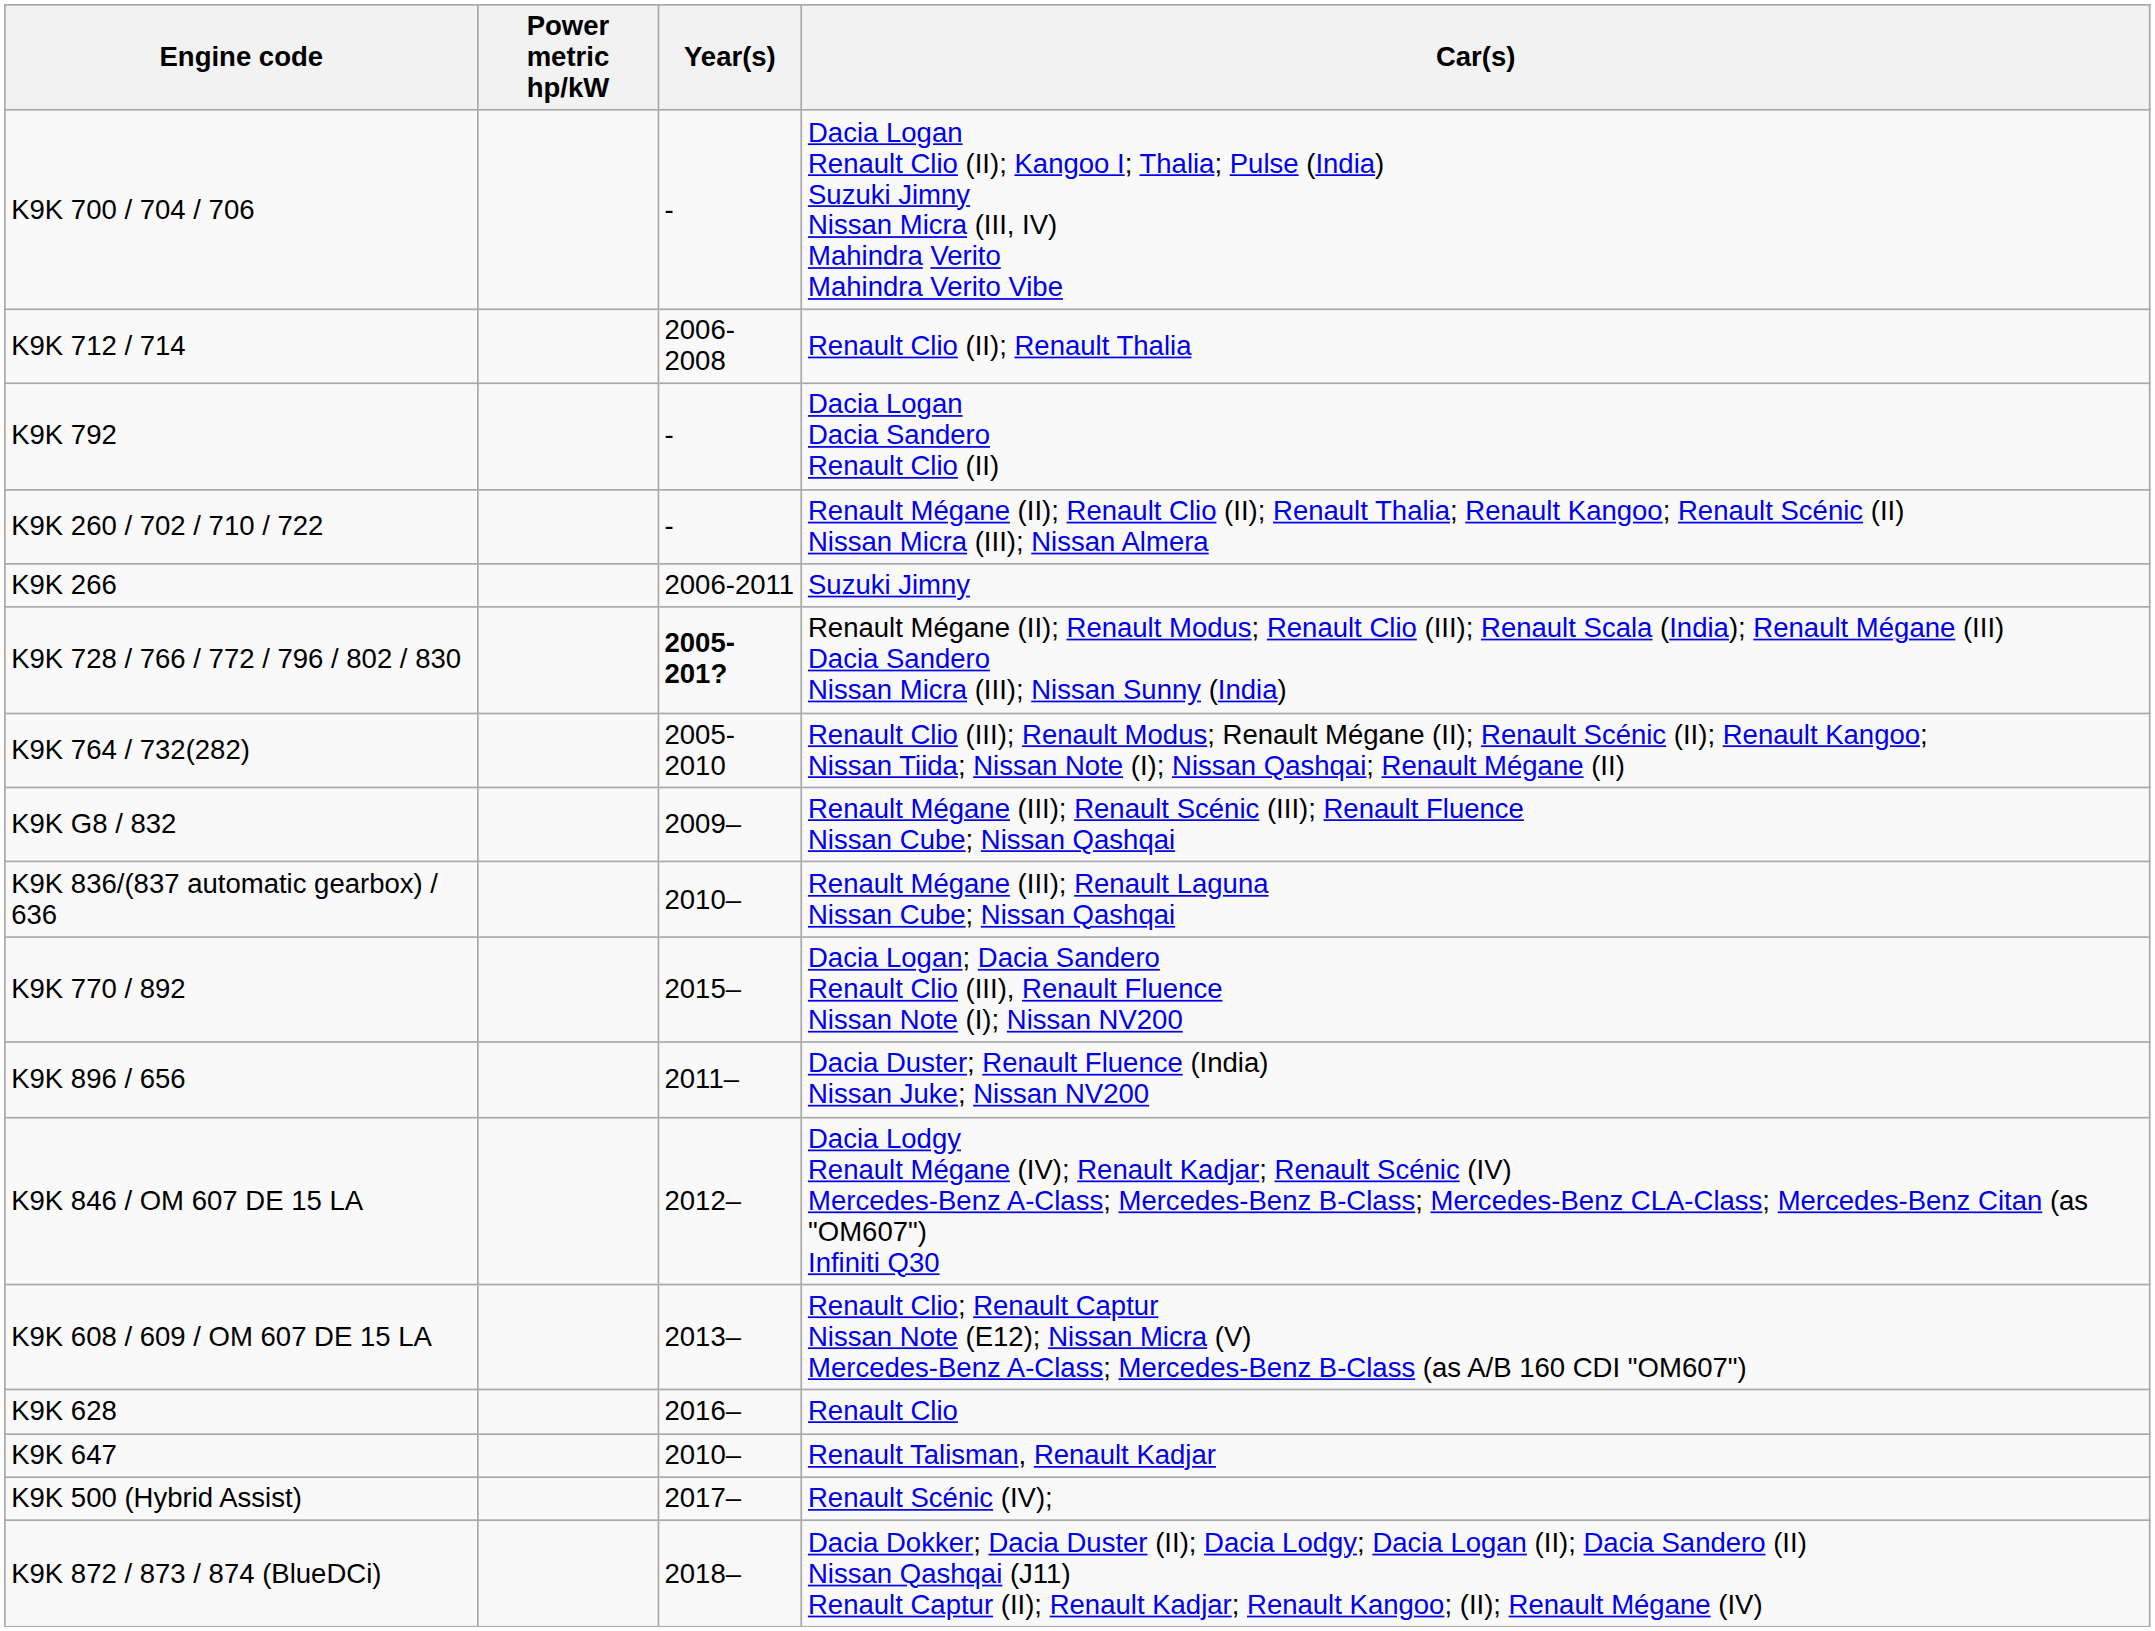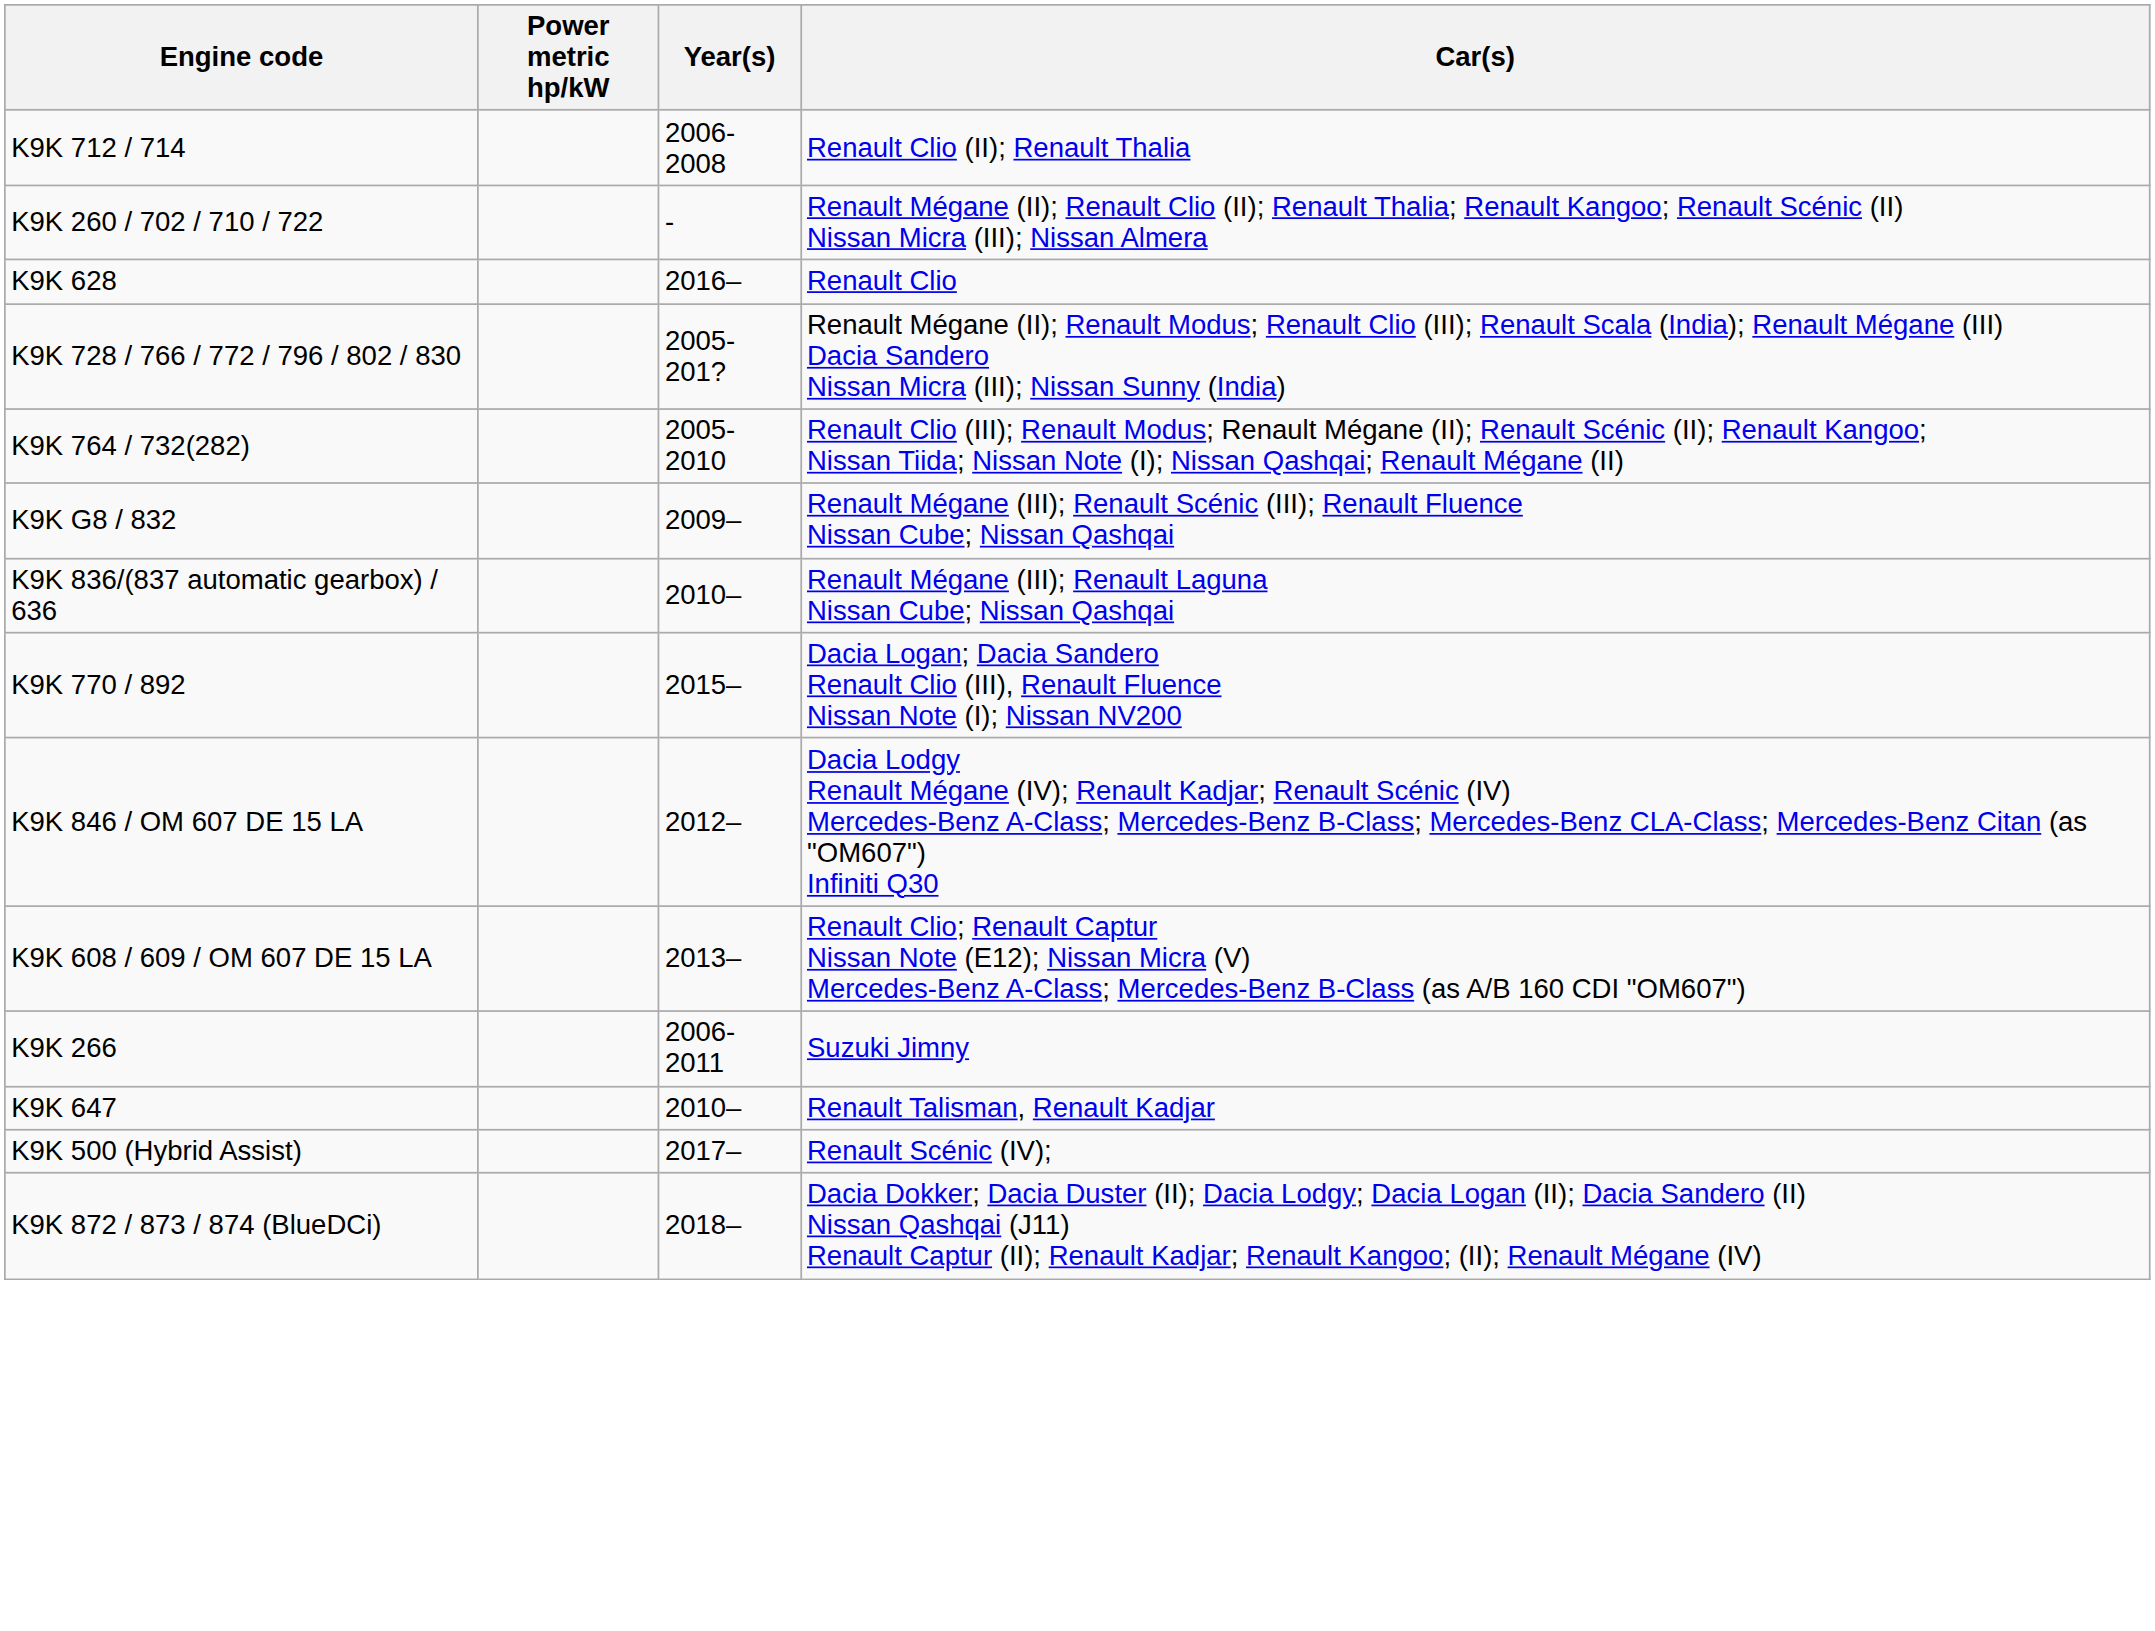- row: (133, 209)
- row: (64, 435)
rows swapped: (64, 585) <-> (64, 1411)
(700, 659) bold -> (700, 355) normal
- row: (98, 1079)
